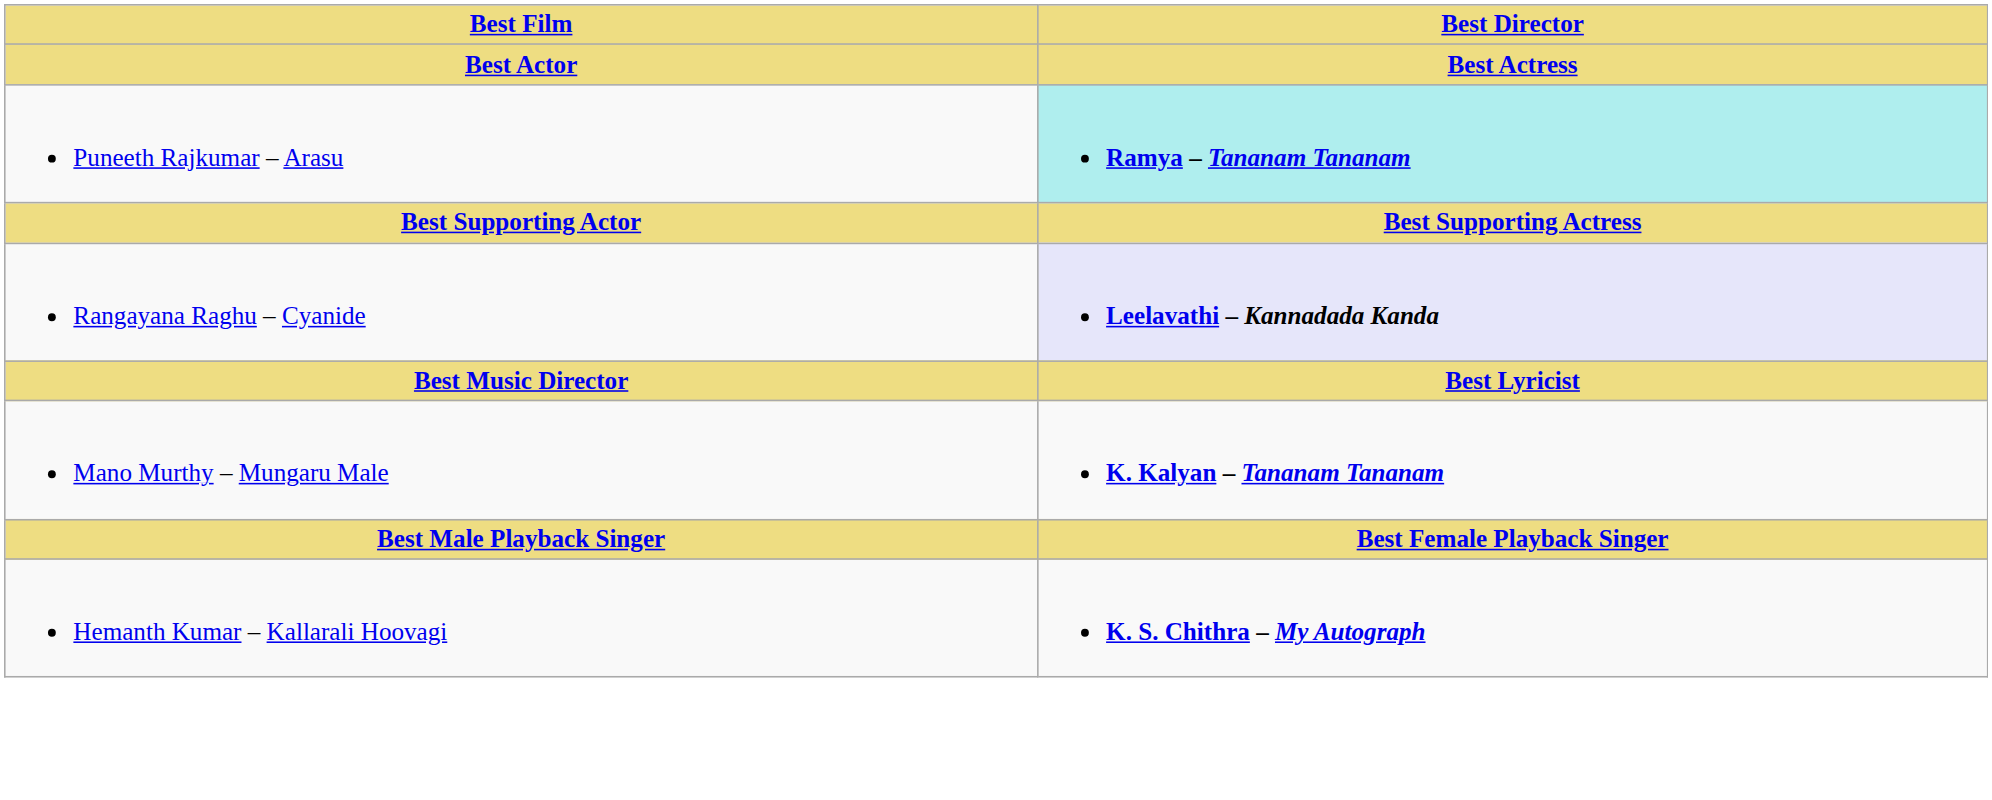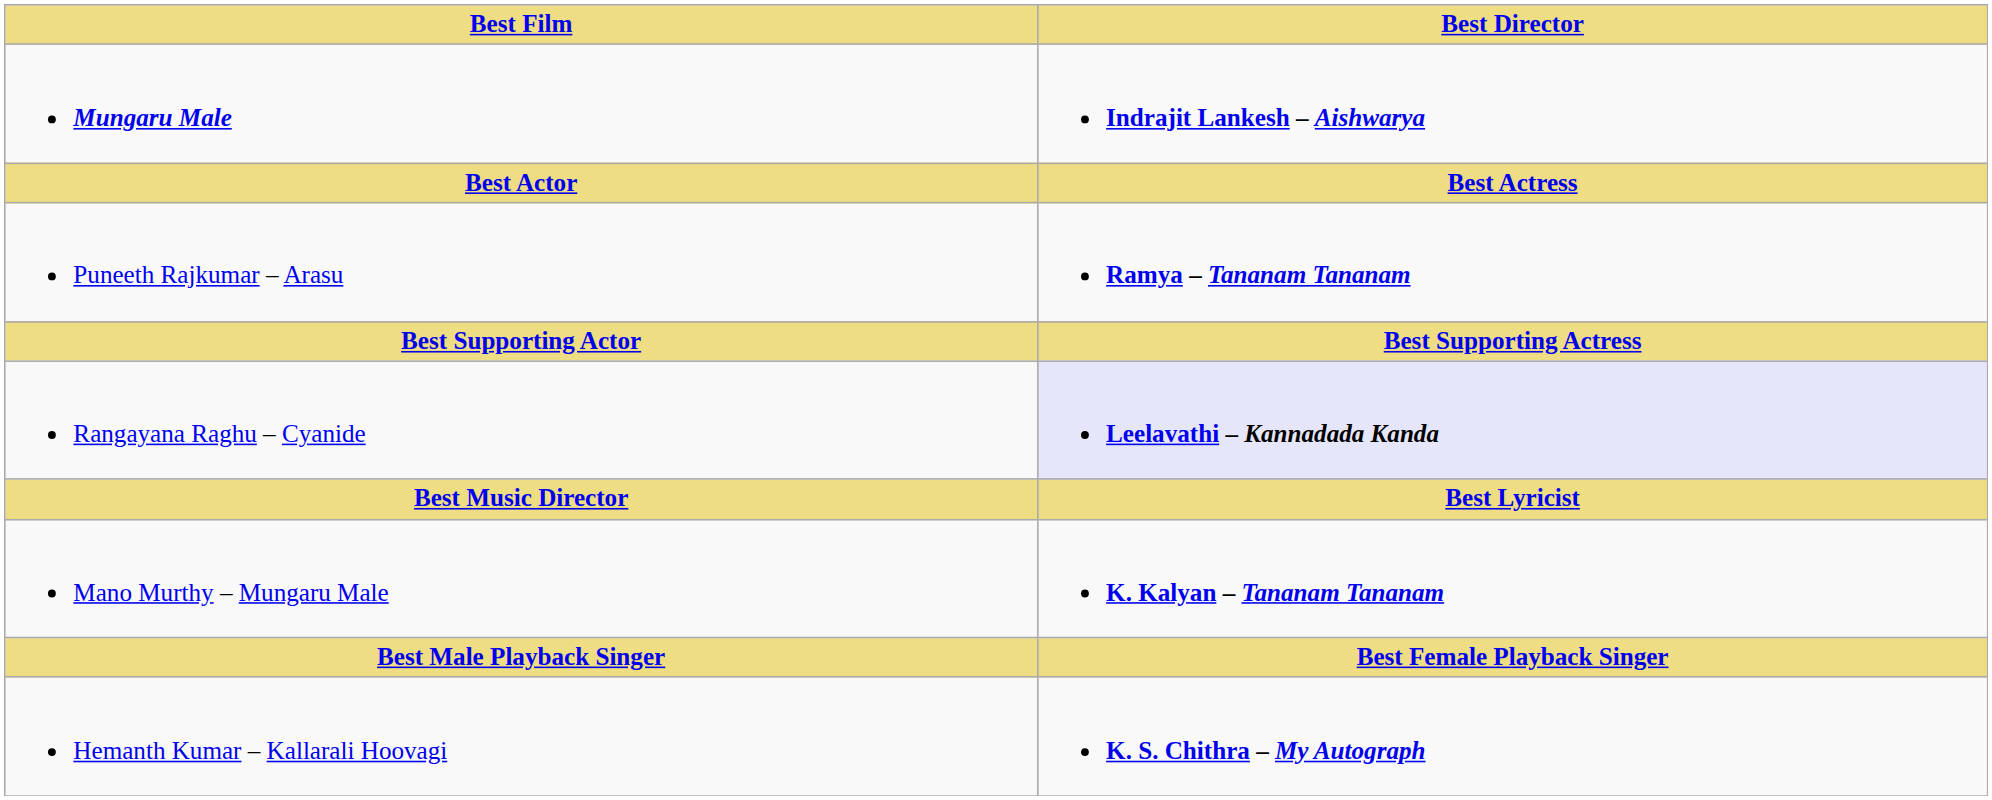+ row: (521, 118)
(1513, 158) paleturquoise background -> (1513, 276) no background
